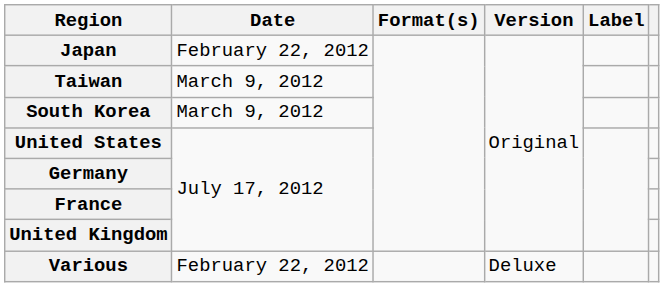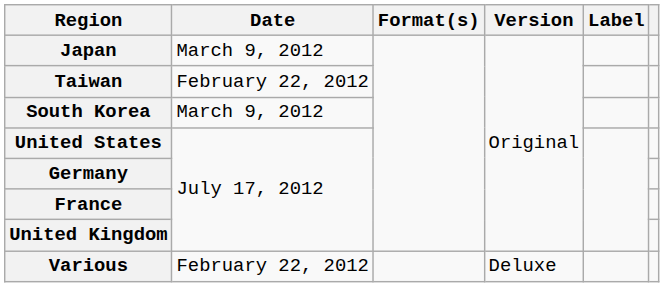(273, 51) February 22, 2012 -> (250, 51) March 9, 2012
(250, 82) March 9, 2012 -> (273, 82) February 22, 2012
